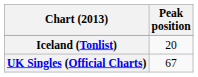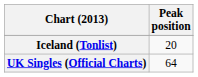(171, 63) 67 -> (171, 63) 64
